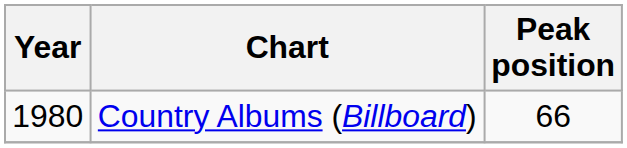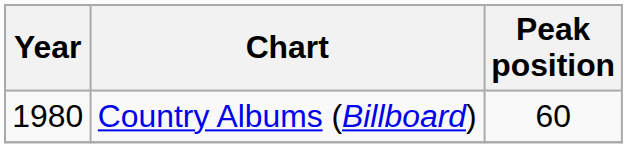(553, 116) 66 -> (553, 116) 60
